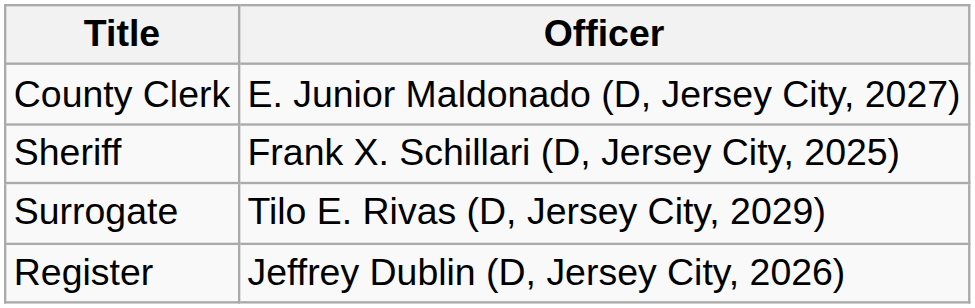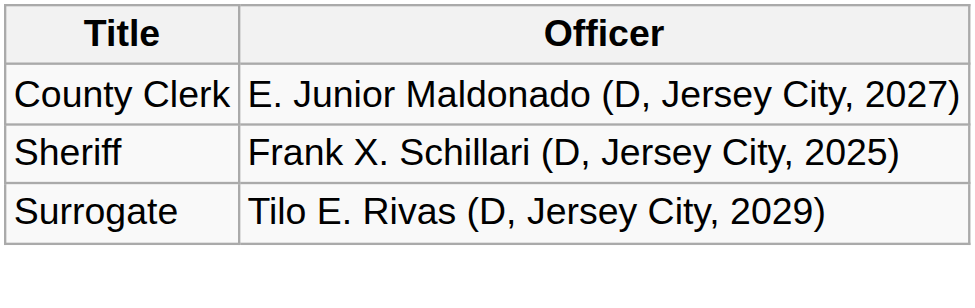- row: (84, 271)
